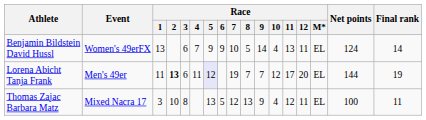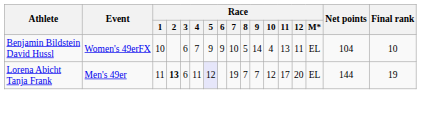(160, 48) 13 -> (160, 48) 10
(351, 48) 124 -> (346, 48) 104
(397, 48) 14 -> (393, 48) 10
- row: (34, 102)
